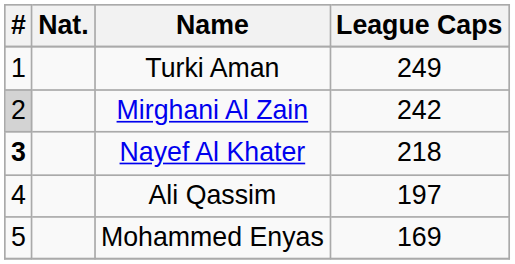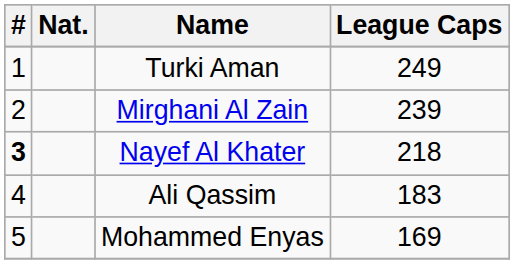(18, 110) lightgrey background -> (18, 110) no background
(419, 110) 242 -> (419, 110) 239
(419, 195) 197 -> (419, 195) 183
